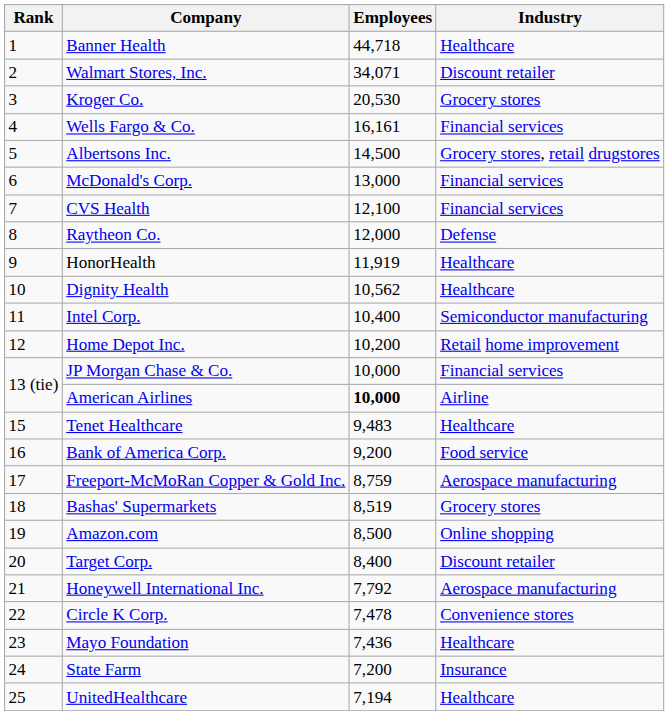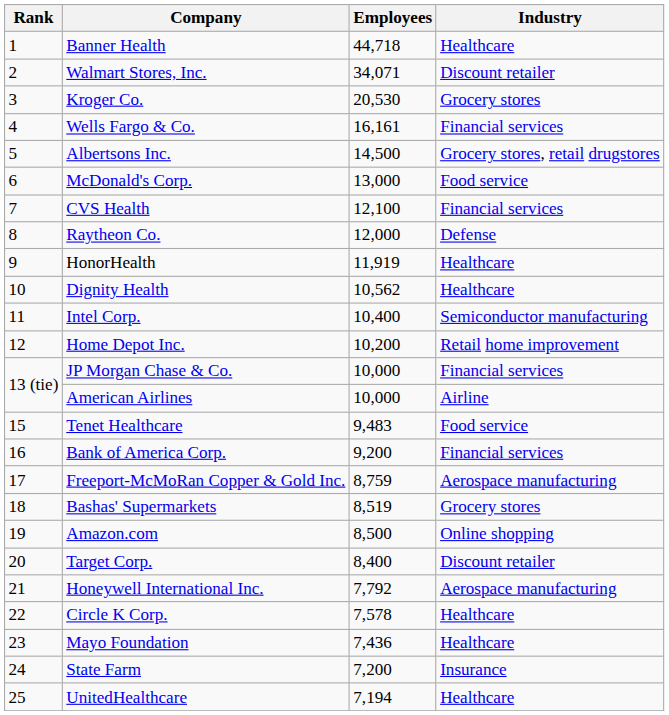(502, 180) Financial services -> (484, 180) Food service
(377, 398) bold -> (377, 398) normal
(477, 425) Healthcare -> (484, 425) Food service
(484, 452) Food service -> (502, 452) Financial services
(373, 615) 7,478 -> (373, 615) 7,578
(507, 615) Convenience stores -> (477, 615) Healthcare
